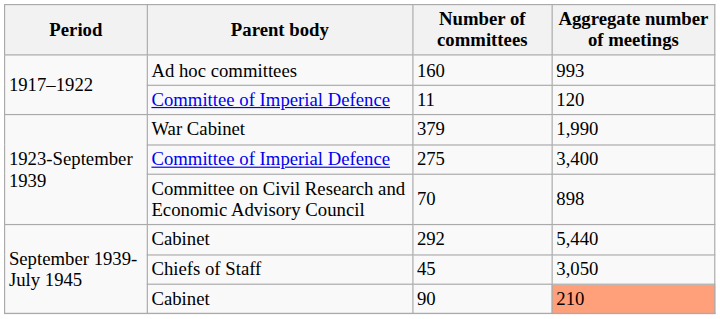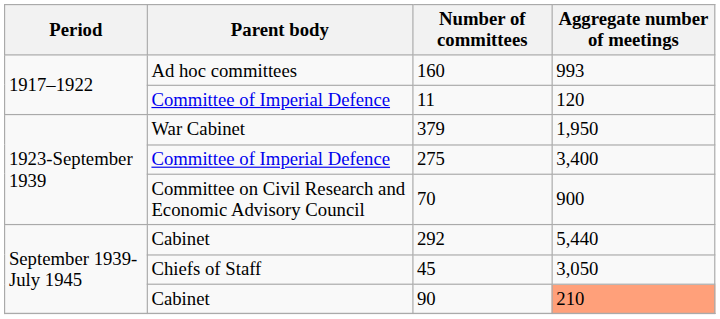(577, 129) 1,990 -> (577, 129) 1,950
(570, 199) 898 -> (570, 199) 900
